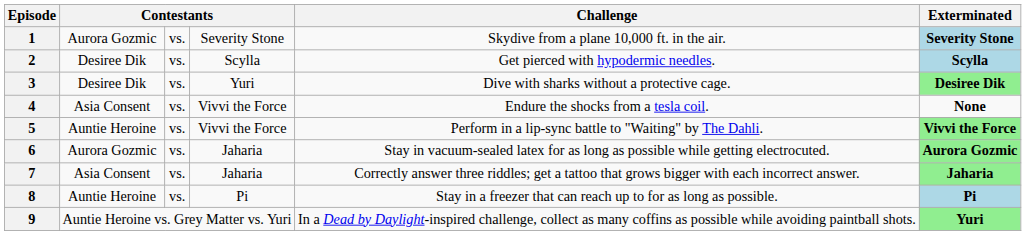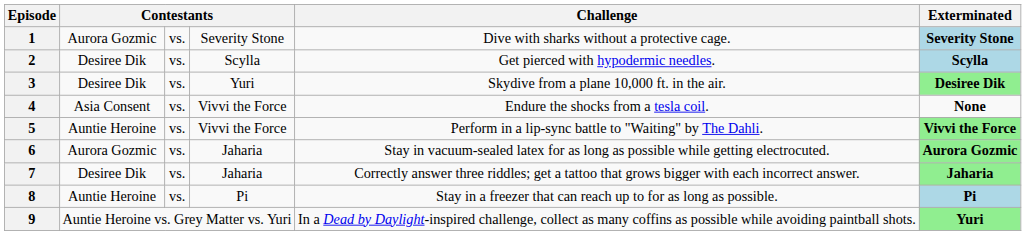(607, 38) Skydive from a plane 10,000 ft. in the air. -> (607, 38) Dive with sharks without a protective cage.
(607, 83) Dive with sharks without a protective cage. -> (607, 83) Skydive from a plane 10,000 ft. in the air.
(112, 173) Asia Consent -> (112, 173) Desiree Dik
